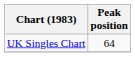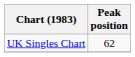(109, 43) 64 -> (109, 43) 62
